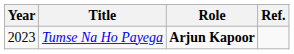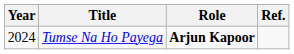(22, 37) 2023 -> (22, 37) 2024
